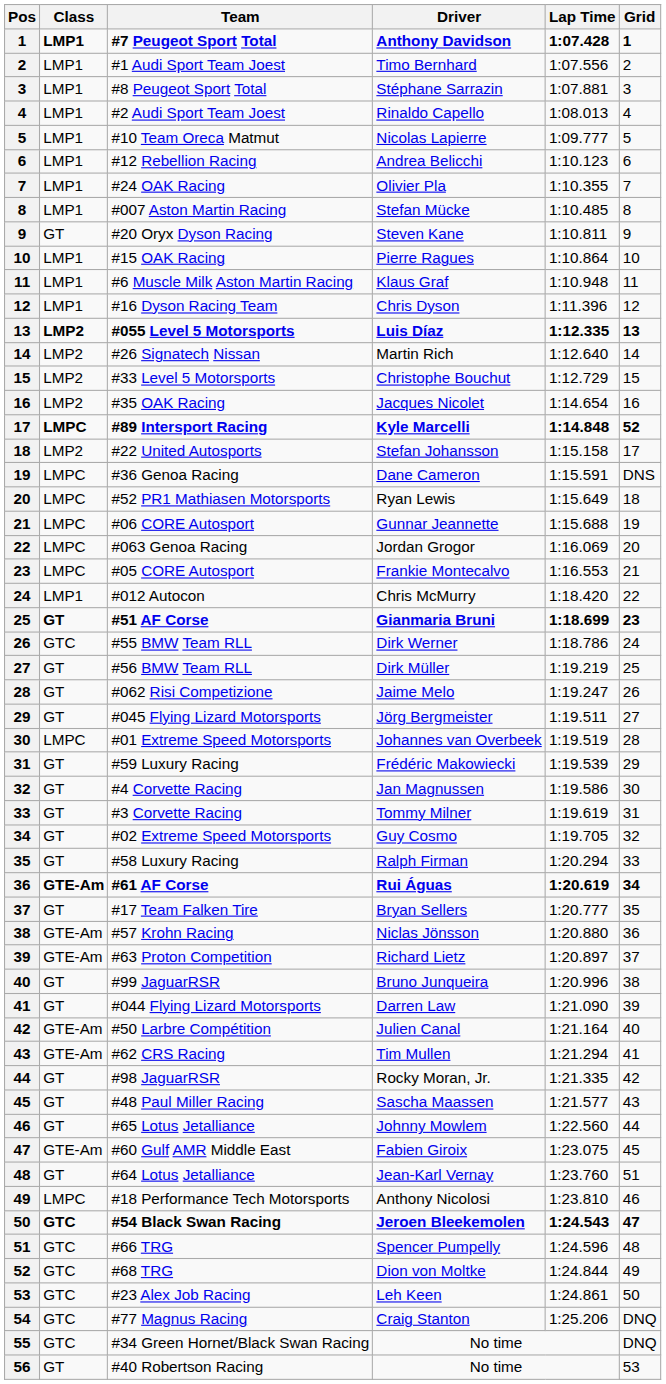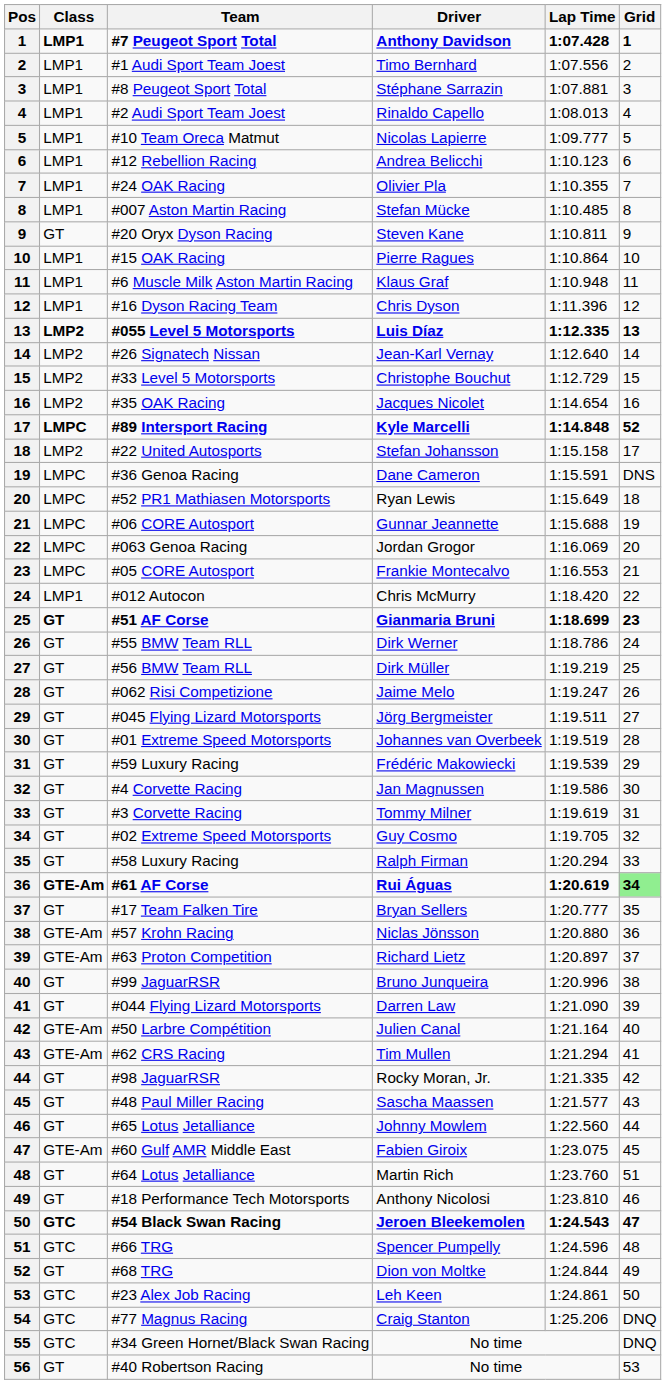(415, 355) Martin Rich -> (435, 355) Jean-Karl Vernay
(59, 644) GTC -> (54, 644) GT
(64, 740) LMPC -> (54, 740) GT
(631, 885) no background -> (631, 885) lightgreen background
(435, 1174) Jean-Karl Vernay -> (415, 1174) Martin Rich
(64, 1199) LMPC -> (54, 1199) GT
(59, 1271) GTC -> (54, 1271) GT
